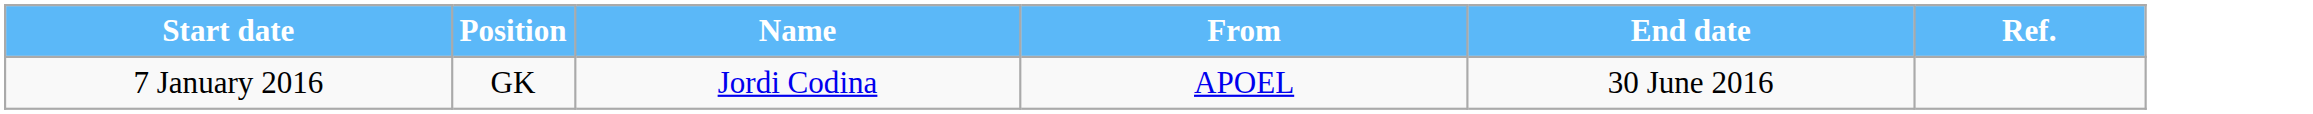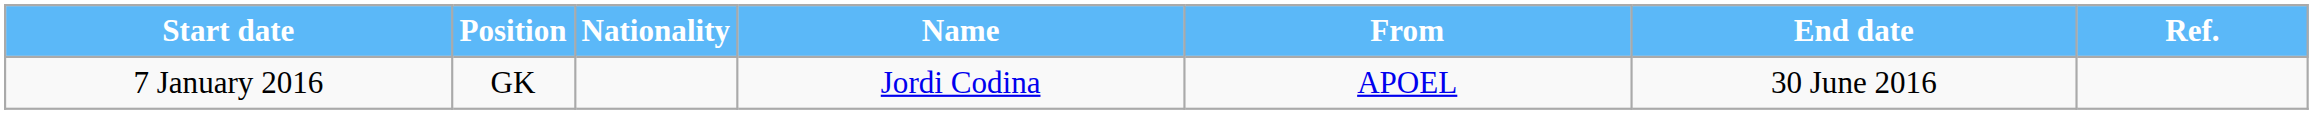+ column: (656, 30)
